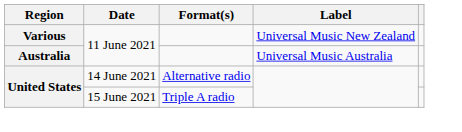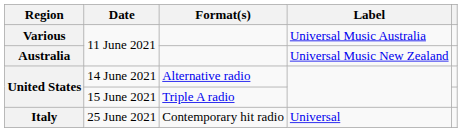(336, 35) Universal Music New Zealand -> (358, 35) Universal Music Australia
(324, 55) Universal Music Australia -> (369, 55) Universal Music New Zealand
+ row: (44, 117)
